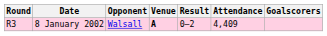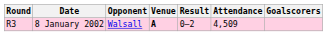(225, 24) 4,409 -> (225, 24) 4,509
